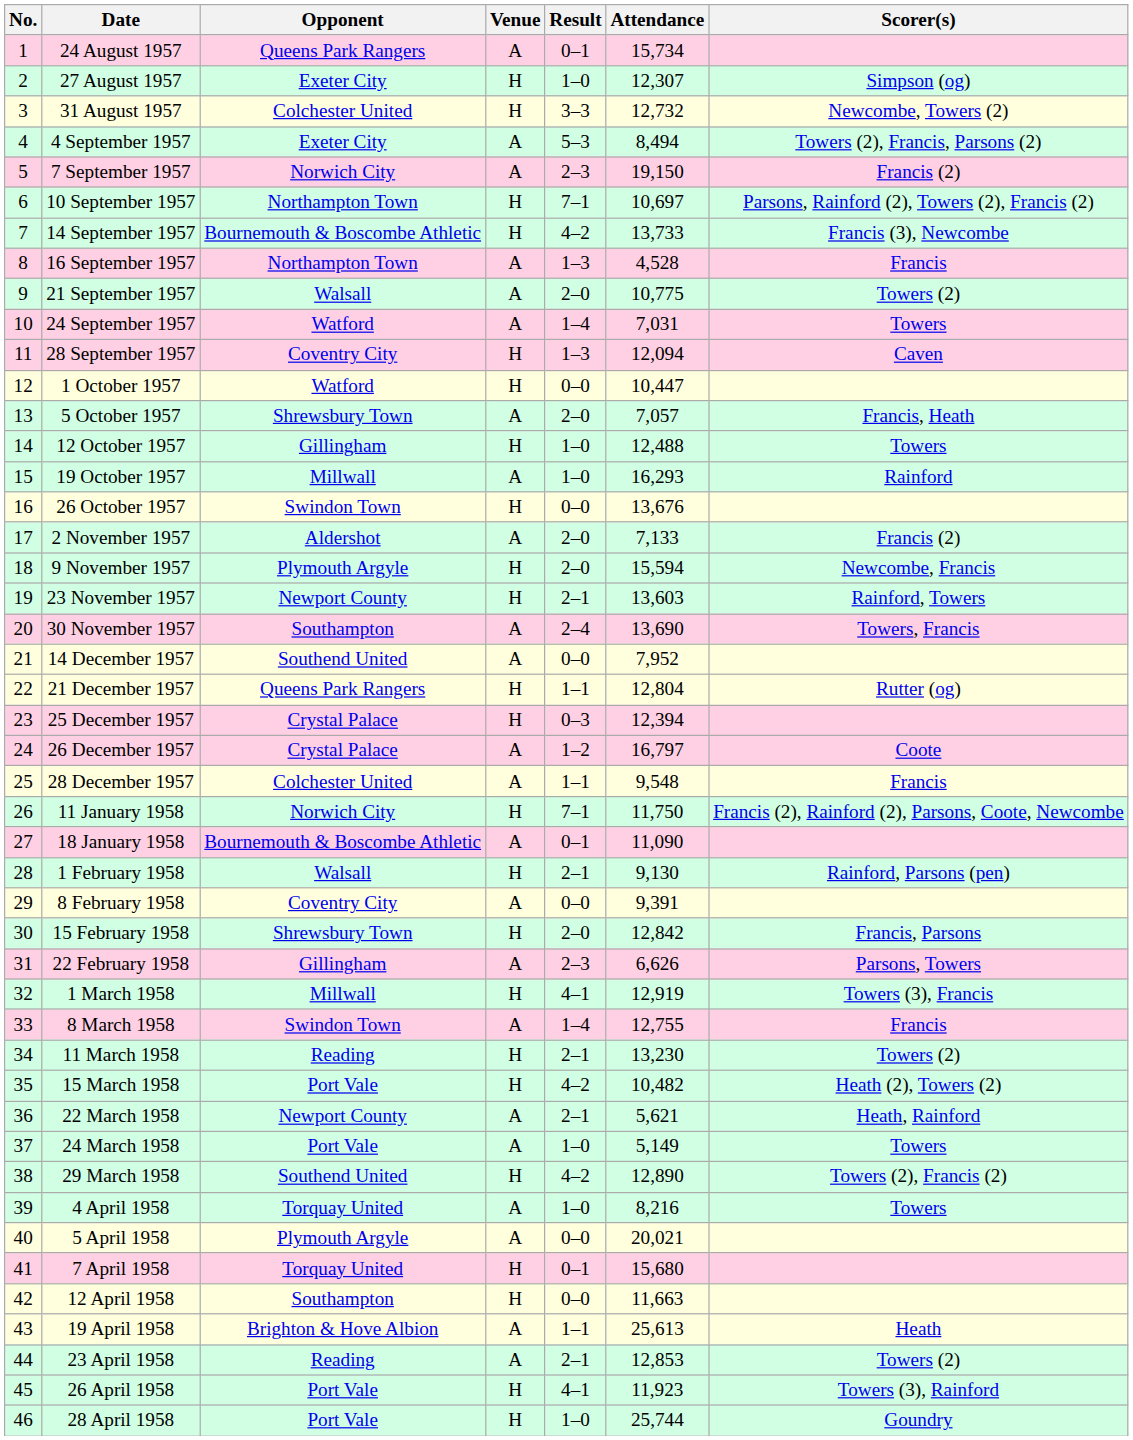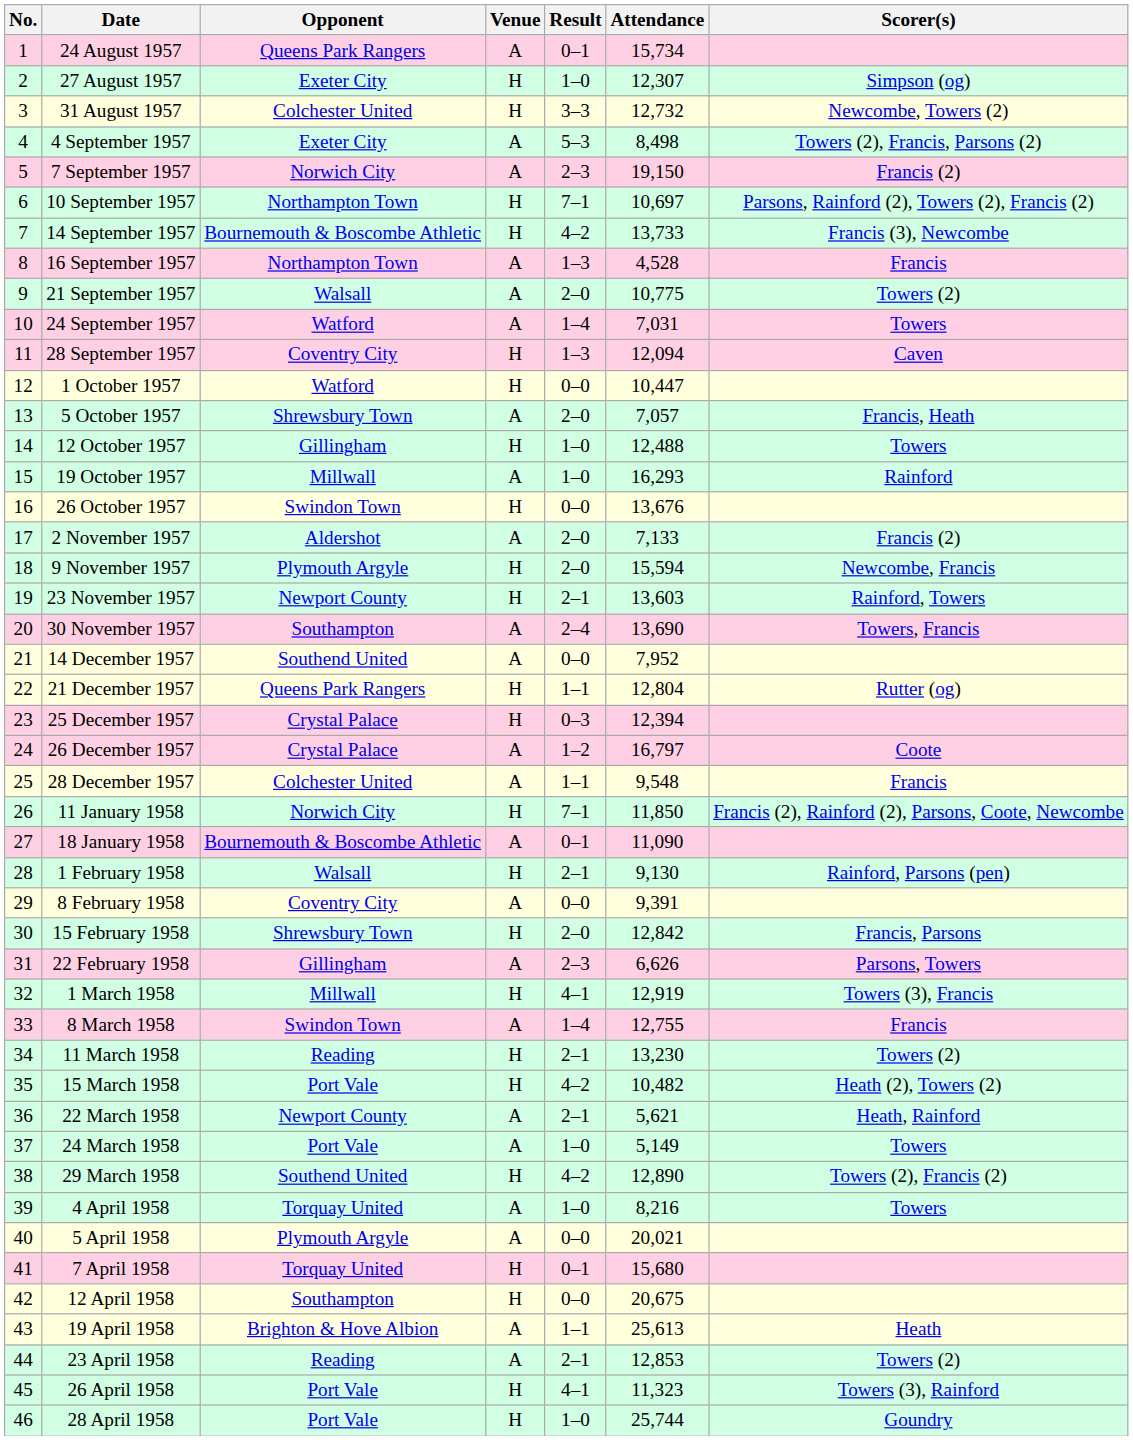(657, 141) 8,494 -> (657, 141) 8,498
(657, 811) 11,750 -> (657, 811) 11,850
(657, 1298) 11,663 -> (657, 1298) 20,675
(657, 1389) 11,923 -> (657, 1389) 11,323
